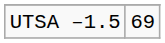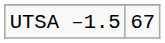(143, 22) 69 -> (143, 22) 67
